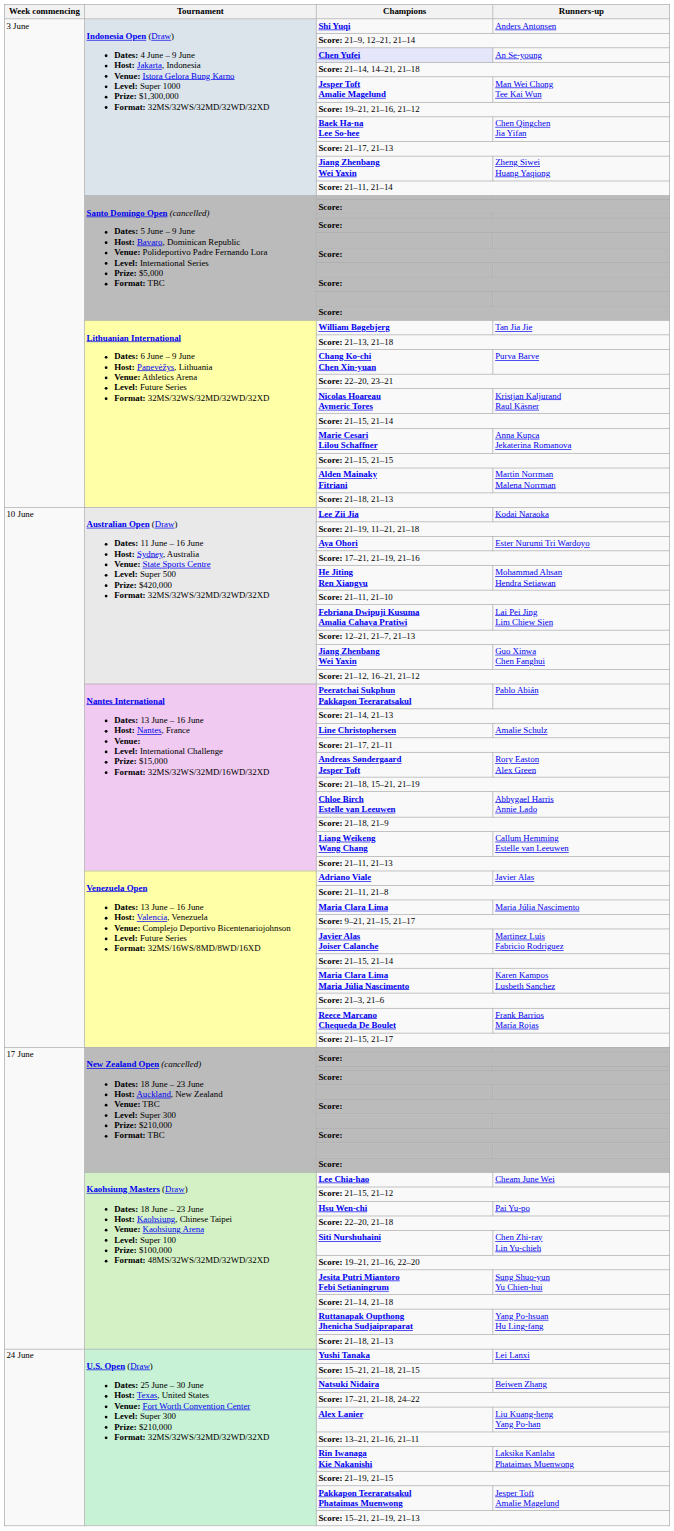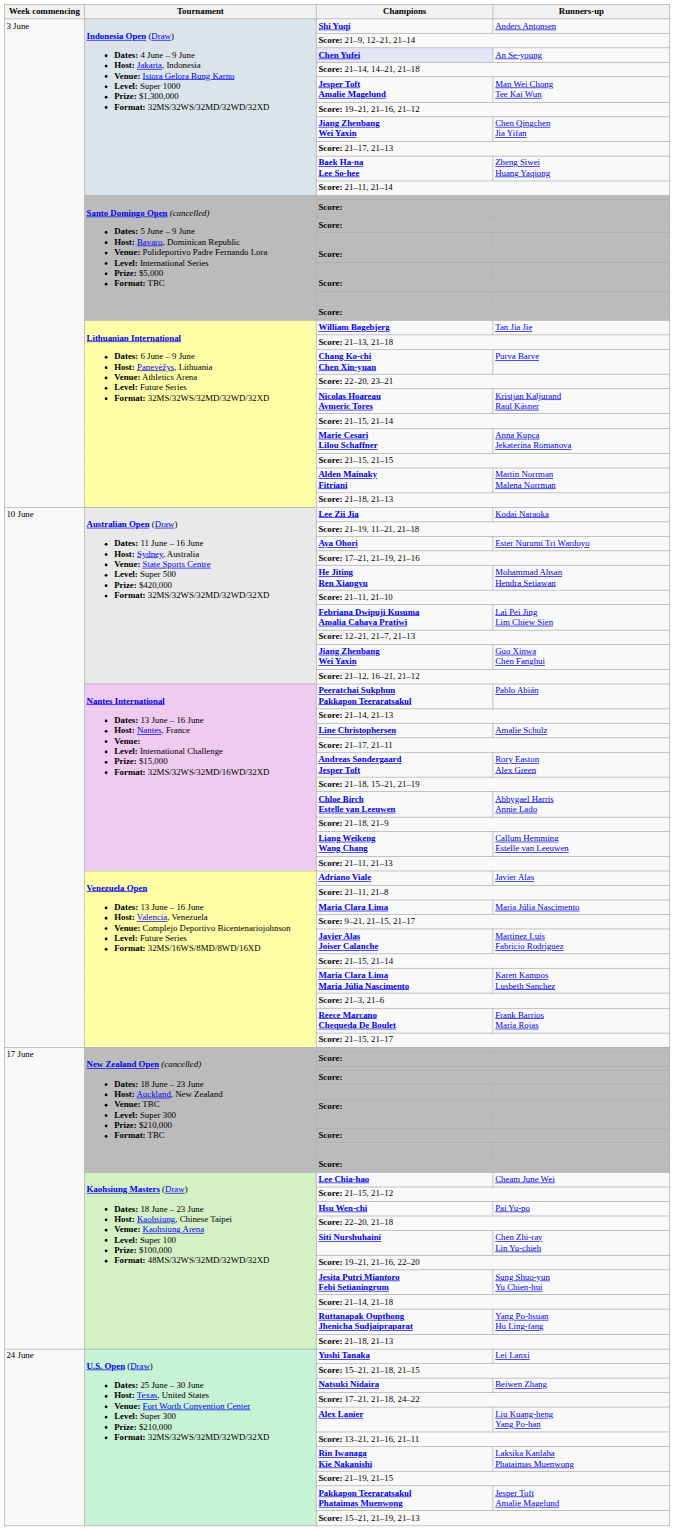(341, 128) Baek Ha-na Lee So-hee -> (349, 128) Jiang Zhenbang Wei Yaxin
(349, 168) Jiang Zhenbang Wei Yaxin -> (341, 168) Baek Ha-na Lee So-hee
